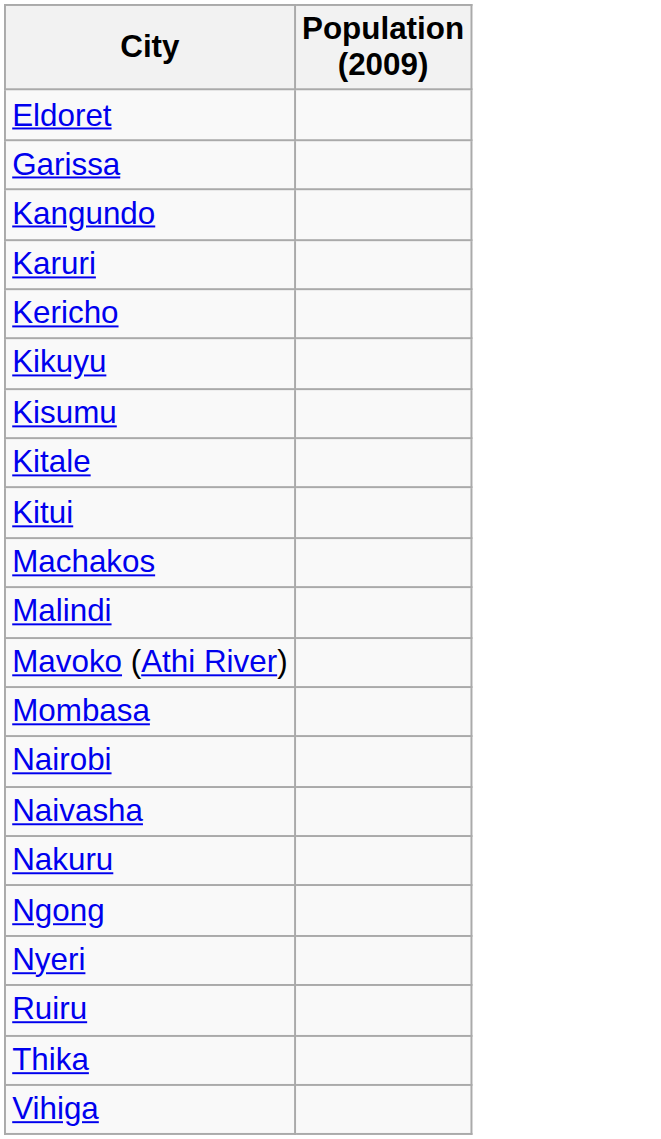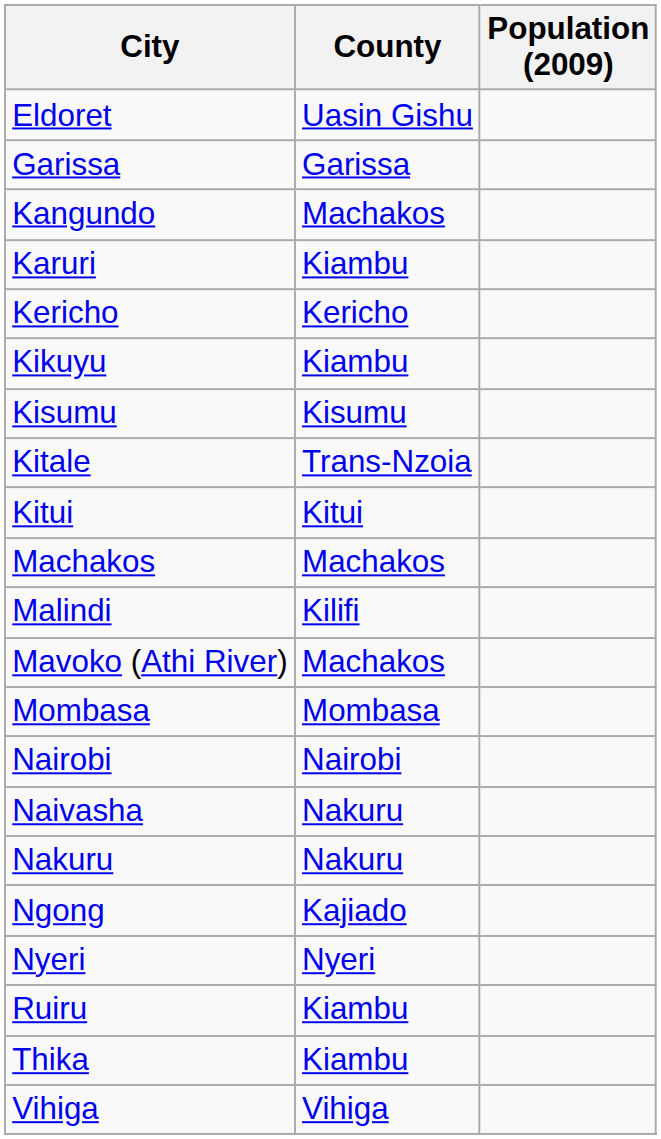+ column: (387, 47)
